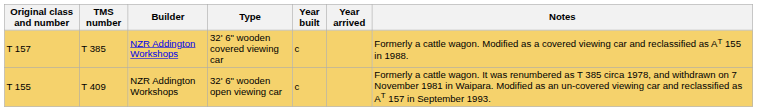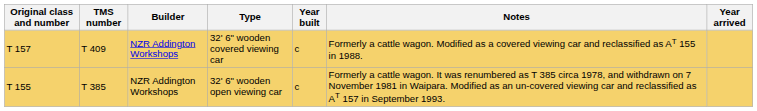columns swapped: (349, 17) <-> (562, 17)
(94, 48) T 385 -> (94, 48) T 409
(94, 87) T 409 -> (94, 87) T 385
